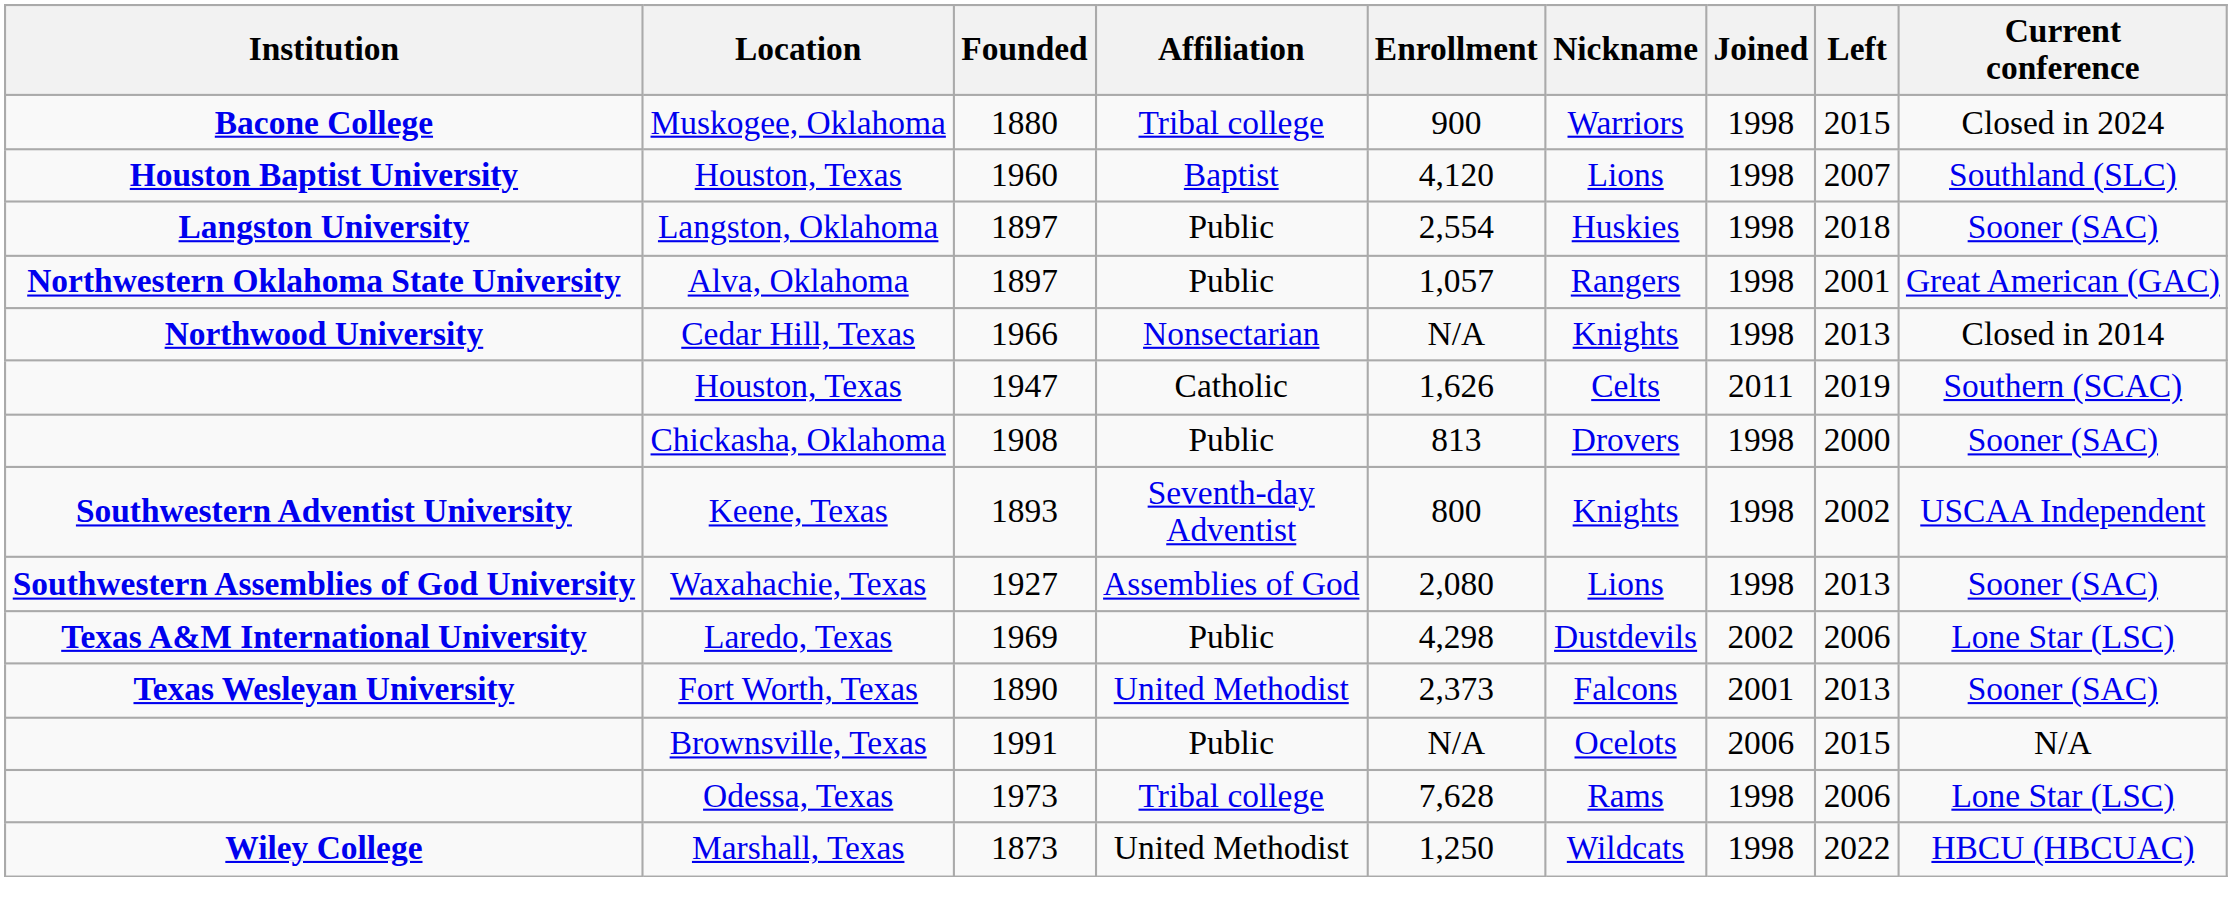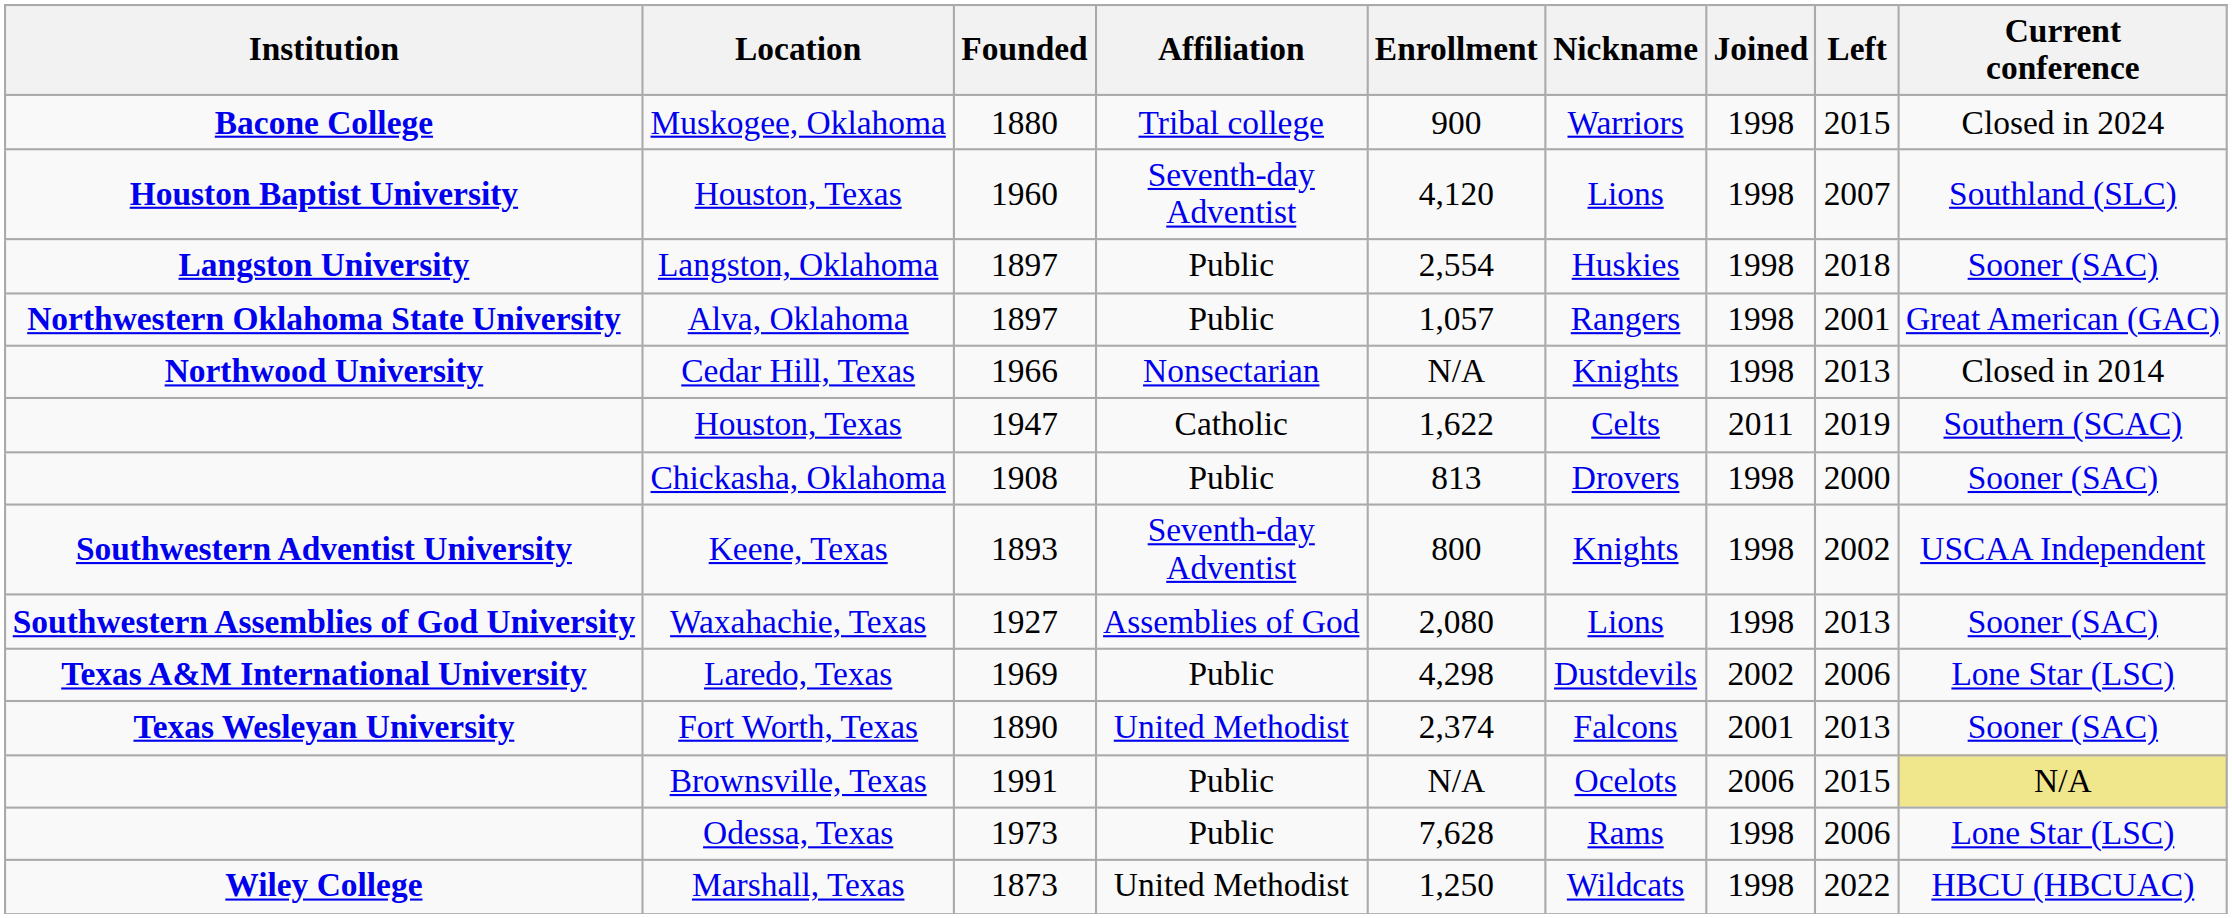(1231, 174) Baptist -> (1231, 193) Seventh-day Adventist
(1456, 386) 1,626 -> (1456, 424) 1,622
(1456, 689) 2,373 -> (1456, 727) 2,374
(2063, 742) no background -> (2063, 780) khaki background
(1231, 795) Tribal college -> (1231, 833) Public
